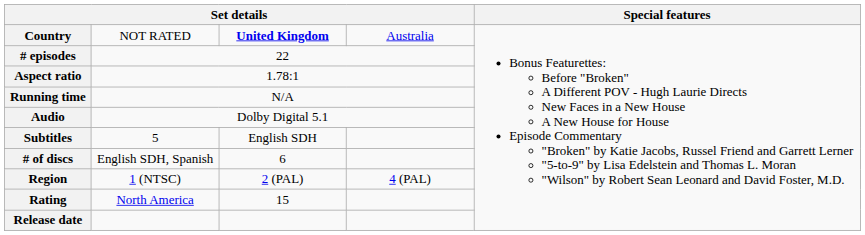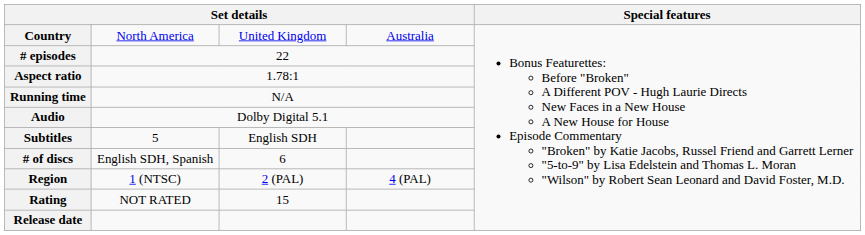(155, 35) NOT RATED -> (155, 35) North America
(283, 35) bold -> (283, 35) normal
(155, 199) North America -> (155, 199) NOT RATED
